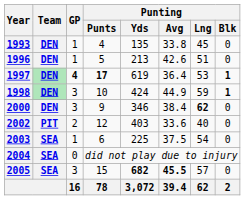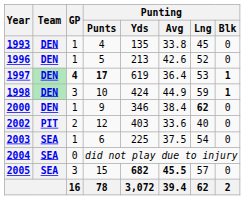(203, 60) 51 -> (203, 60) 52
(75, 108) 3 -> (75, 108) 1
